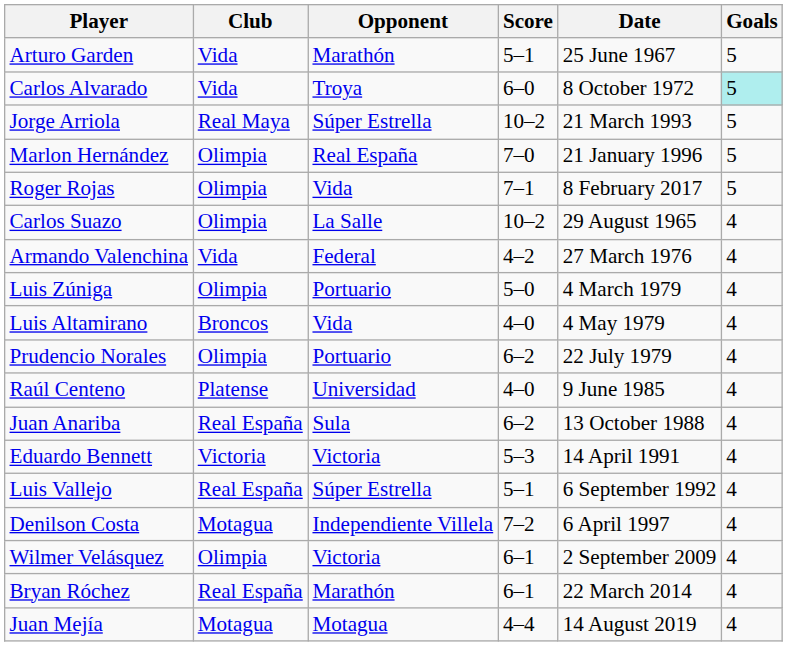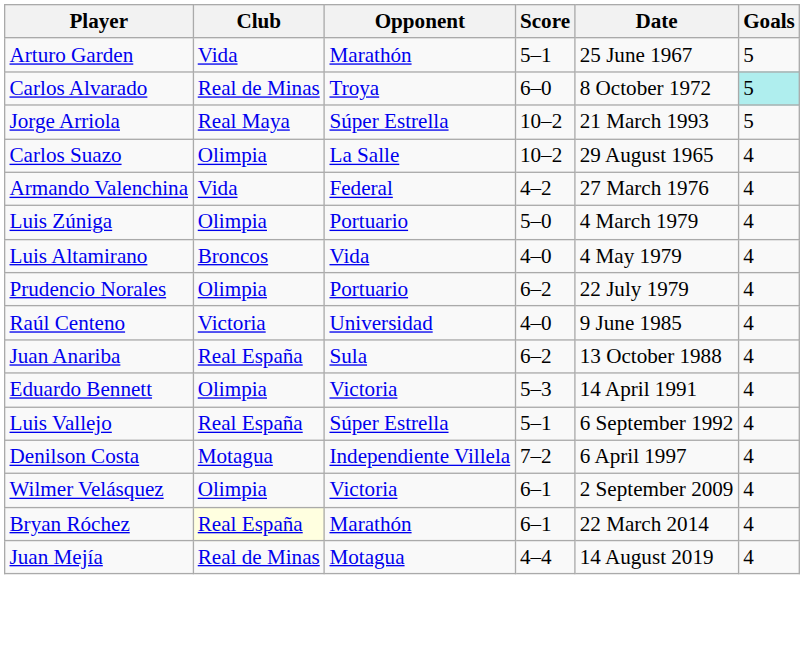(218, 88) Vida -> (259, 88) Real de Minas
- row: (89, 155)
- row: (62, 188)
(233, 389) Platense -> (232, 322) Victoria
(232, 456) Victoria -> (232, 389) Olimpia
(250, 590) no background -> (250, 523) lightyellow background
(235, 624) Motagua -> (259, 557) Real de Minas
